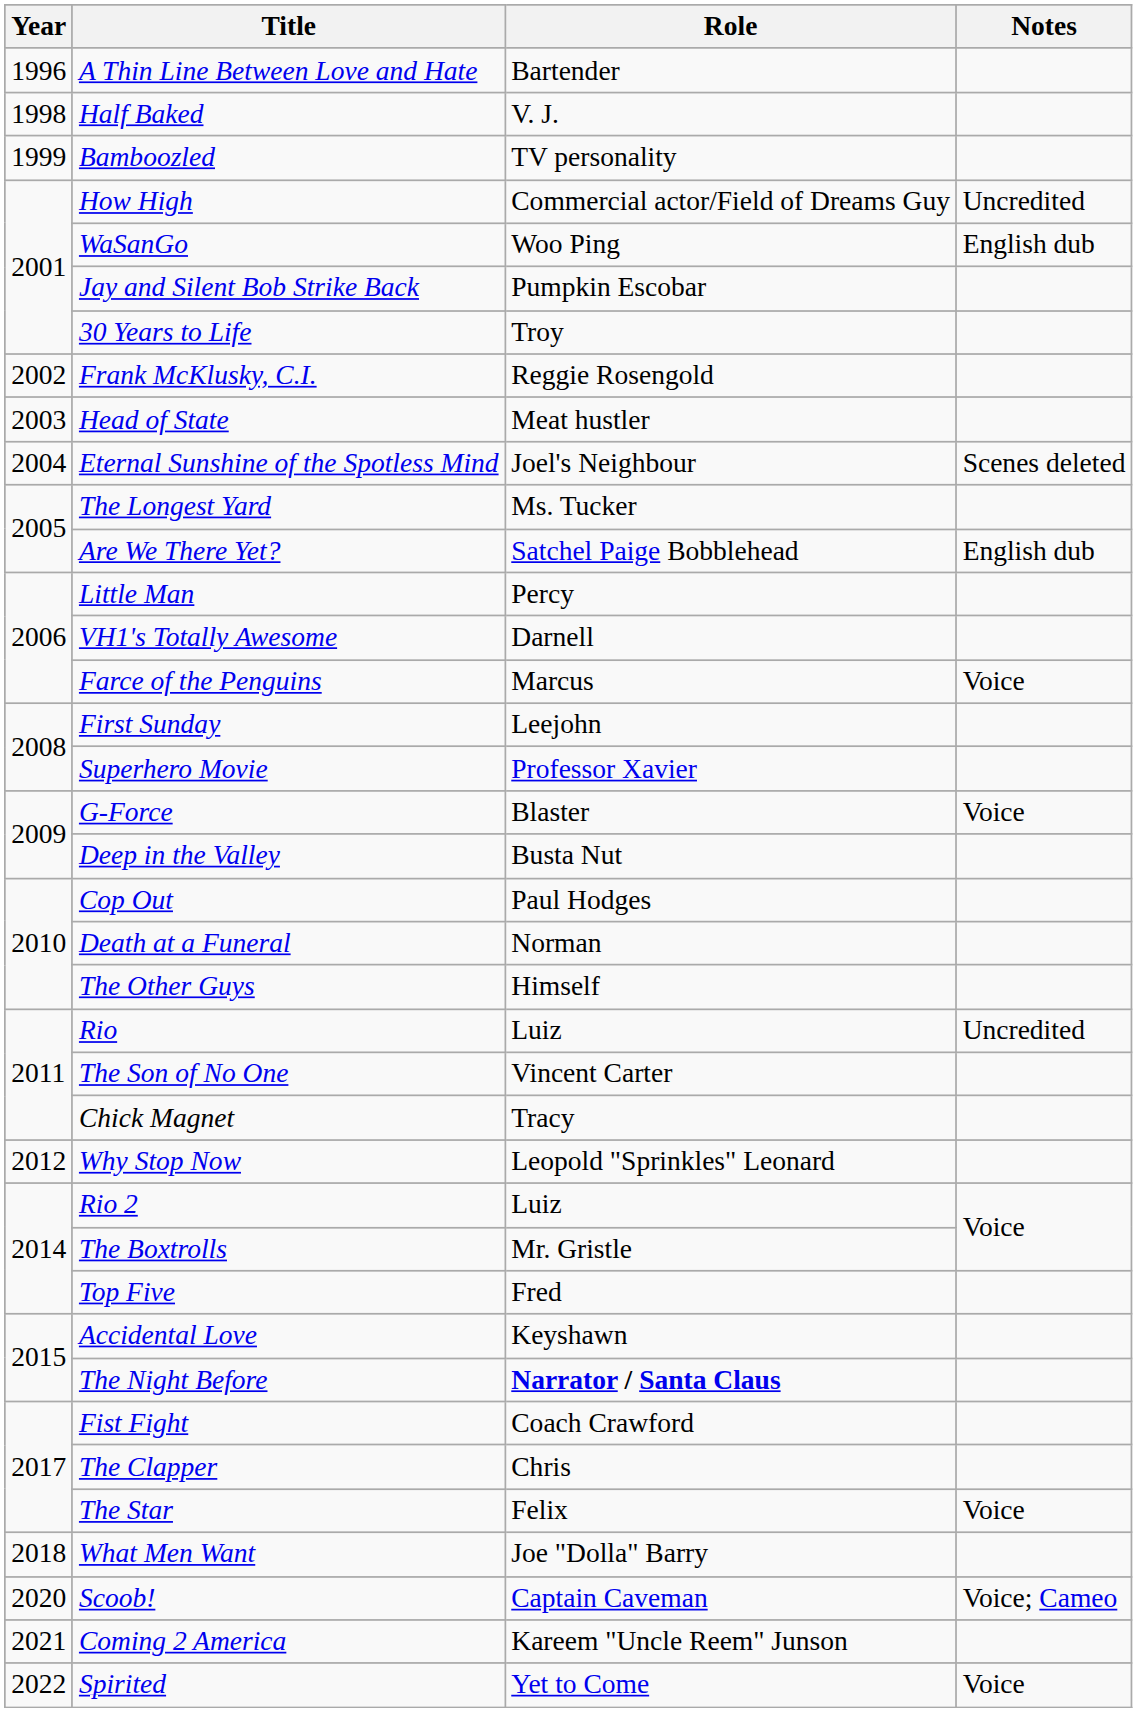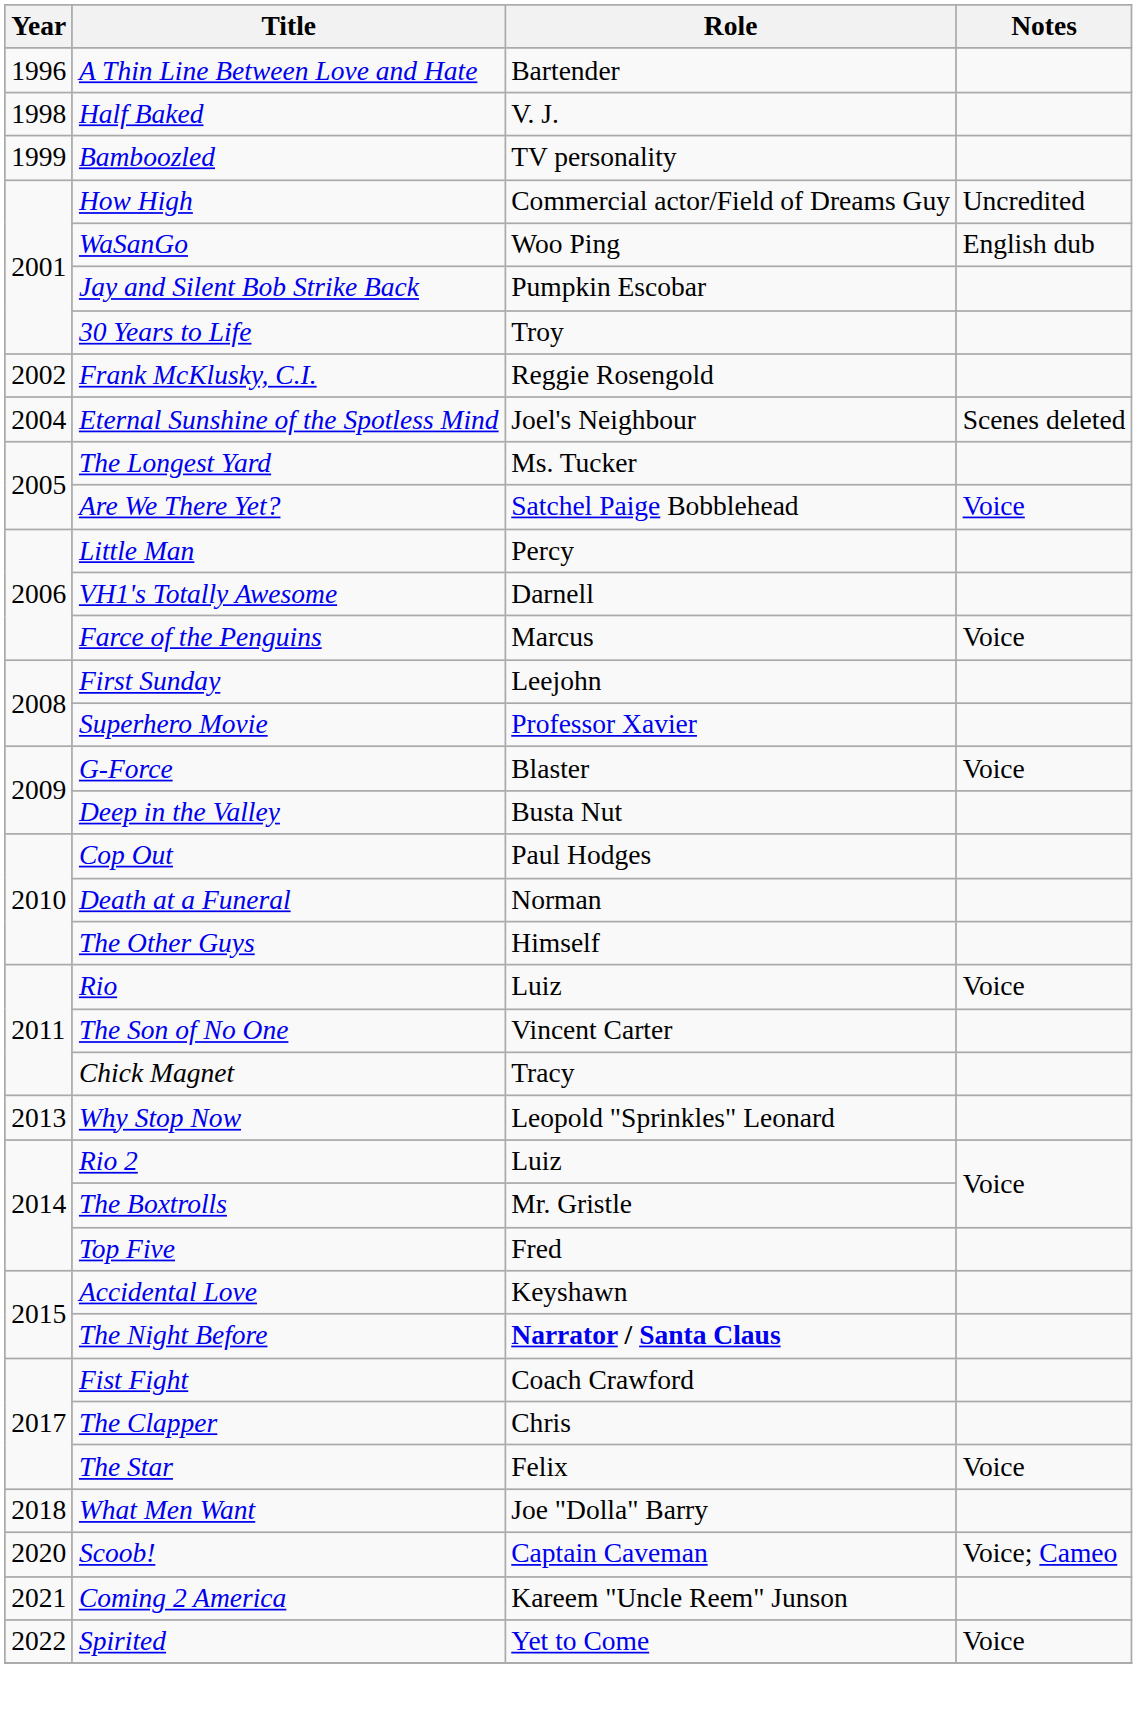- row: (154, 419)
(1029, 550) English dub -> (994, 506) Voice
(1024, 1030) Uncredited -> (994, 986) Voice
(39, 1161) 2012 -> (39, 1117) 2013
